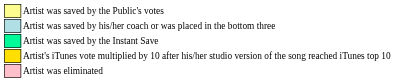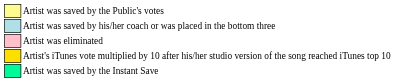rows swapped: (91, 41) <-> (63, 71)
